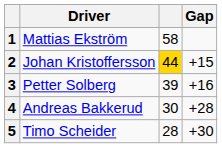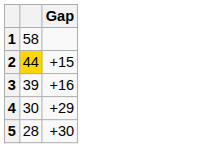- column: (89, 16)
(201, 109) +28 -> (62, 109) +29
